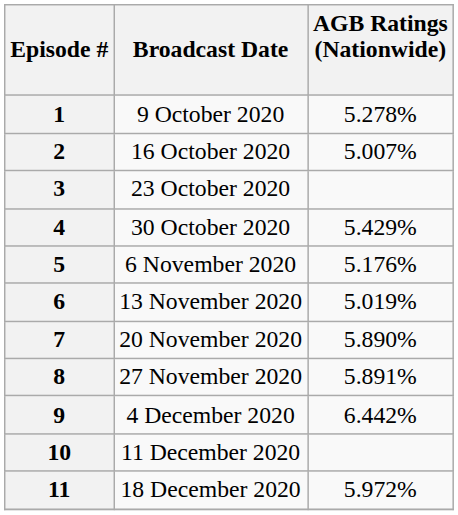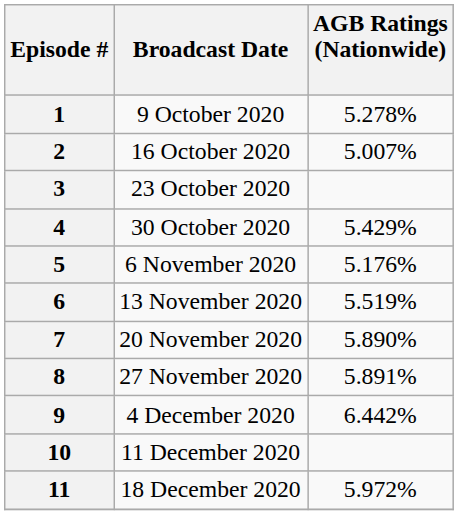(380, 301) 5.019% -> (380, 301) 5.519%
